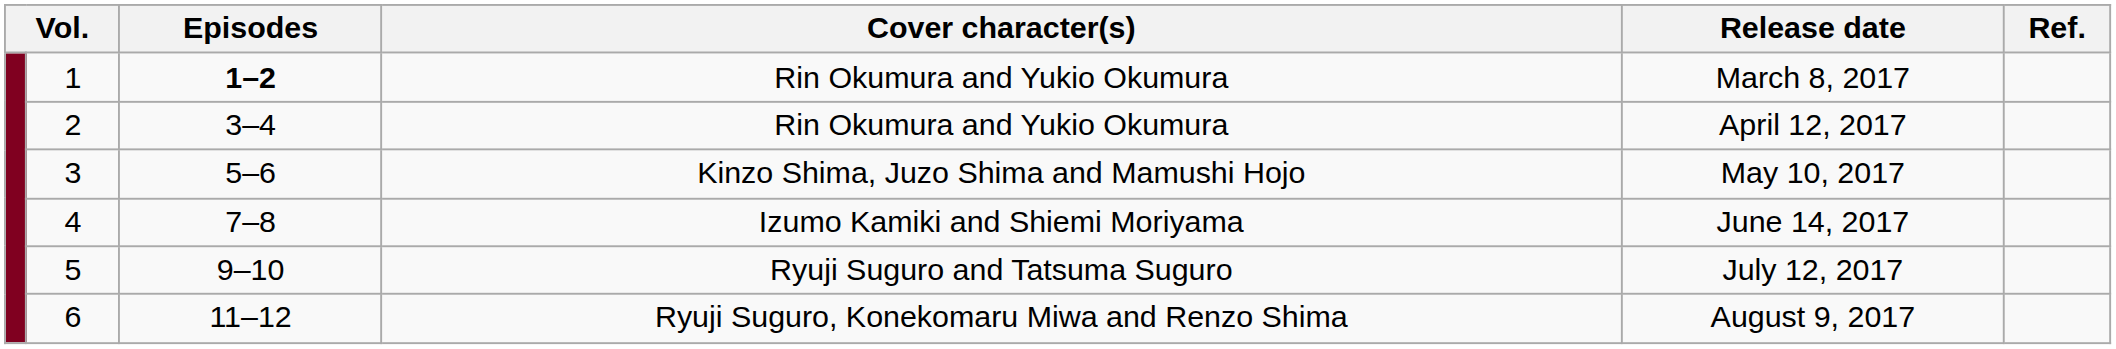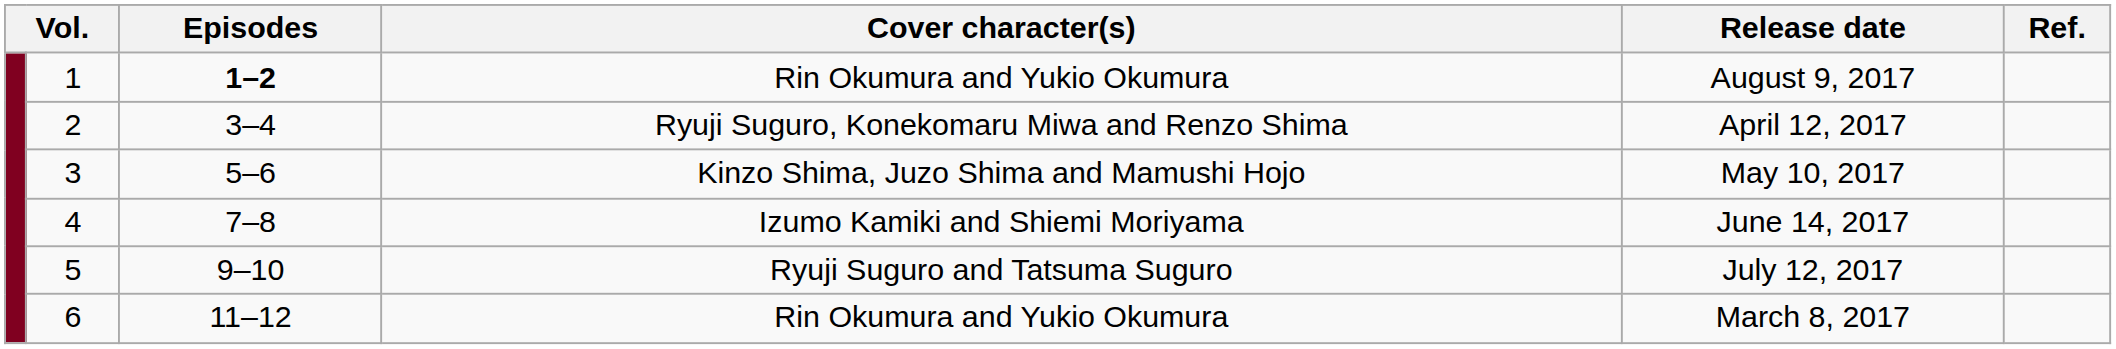(1813, 76) March 8, 2017 -> (1813, 76) August 9, 2017
(1001, 125) Rin Okumura and Yukio Okumura -> (1001, 125) Ryuji Suguro, Konekomaru Miwa and Renzo Shima
(1001, 317) Ryuji Suguro, Konekomaru Miwa and Renzo Shima -> (1001, 317) Rin Okumura and Yukio Okumura
(1813, 317) August 9, 2017 -> (1813, 317) March 8, 2017
